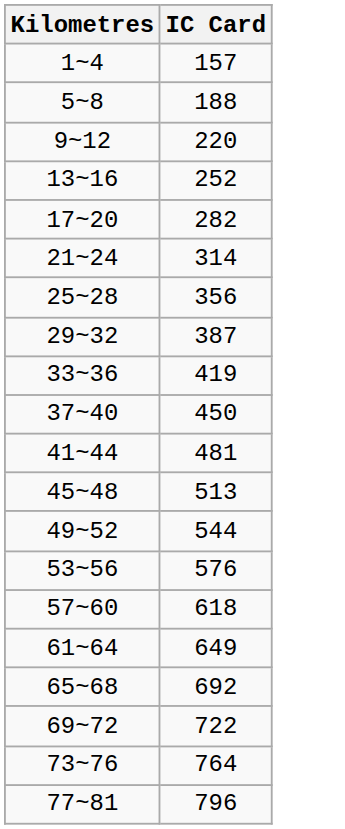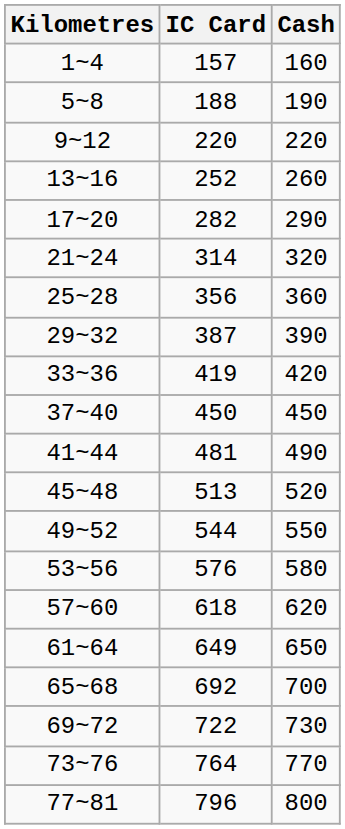+ column: (306, 24)
